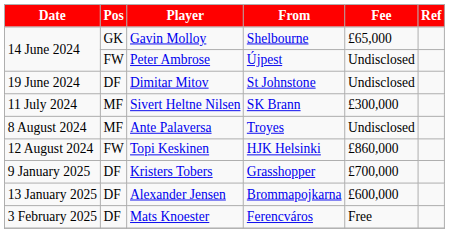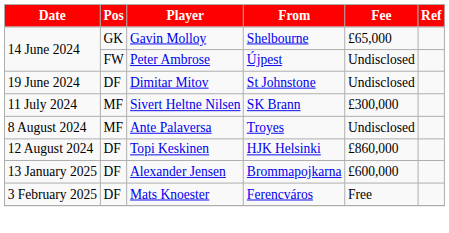(114, 150) FW -> (112, 150) DF
- row: (171, 172)
